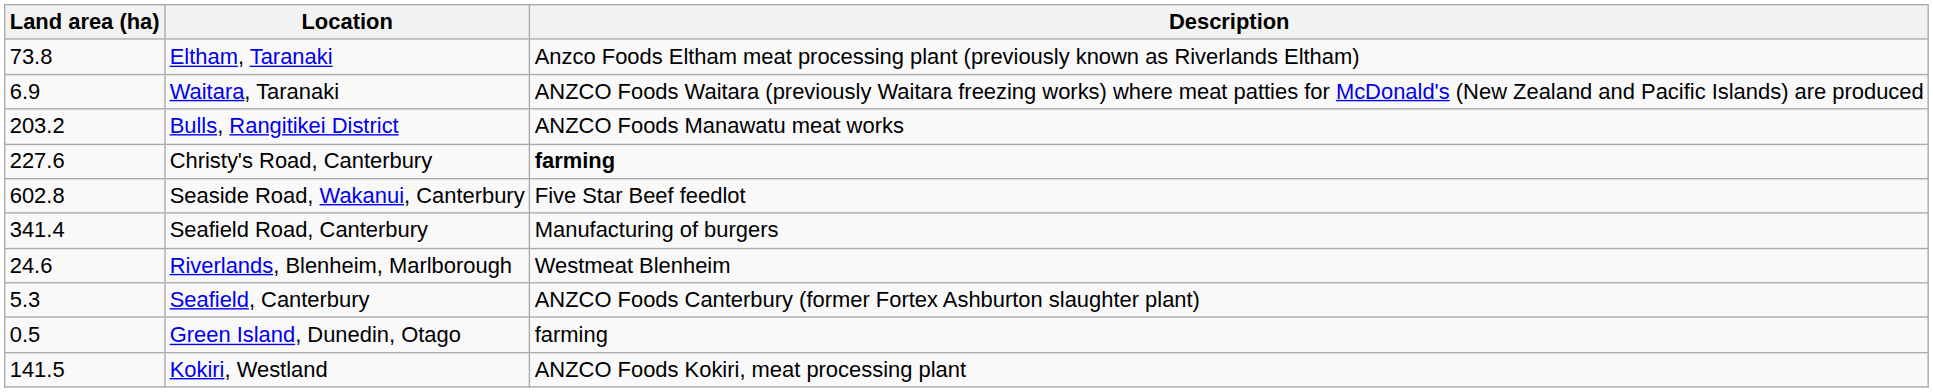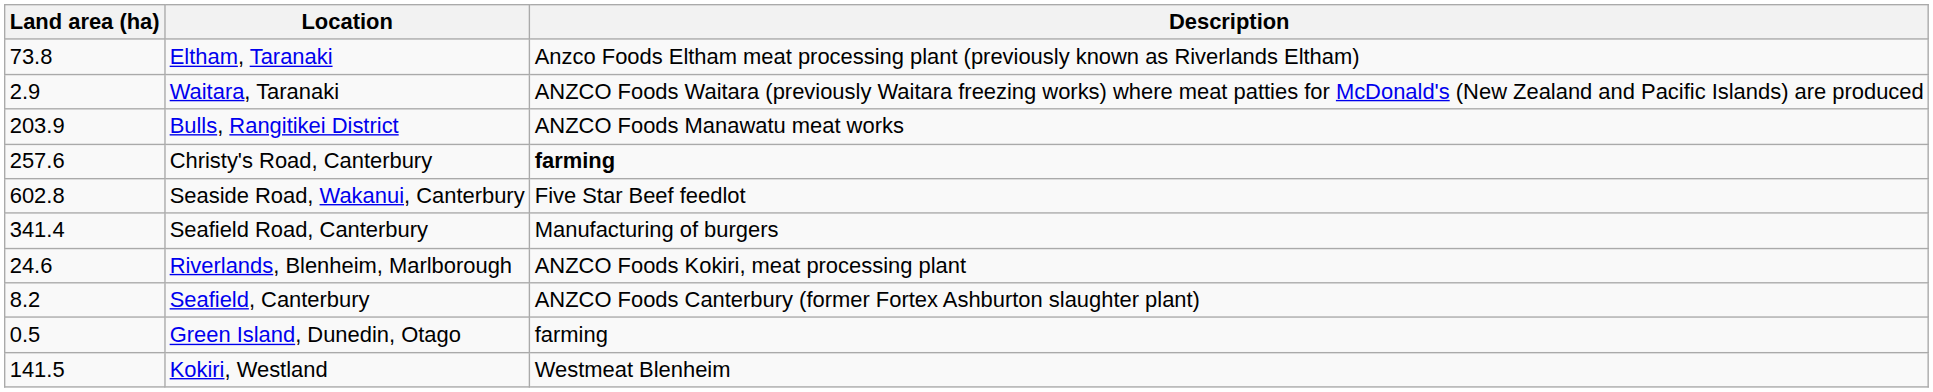(25, 91) 6.9 -> (25, 91) 2.9
(37, 126) 203.2 -> (37, 126) 203.9
(37, 160) 227.6 -> (37, 160) 257.6
(633, 265) Westmeat Blenheim -> (750, 265) ANZCO Foods Kokiri, meat processing plant
(25, 299) 5.3 -> (25, 299) 8.2
(750, 369) ANZCO Foods Kokiri, meat processing plant -> (633, 369) Westmeat Blenheim
